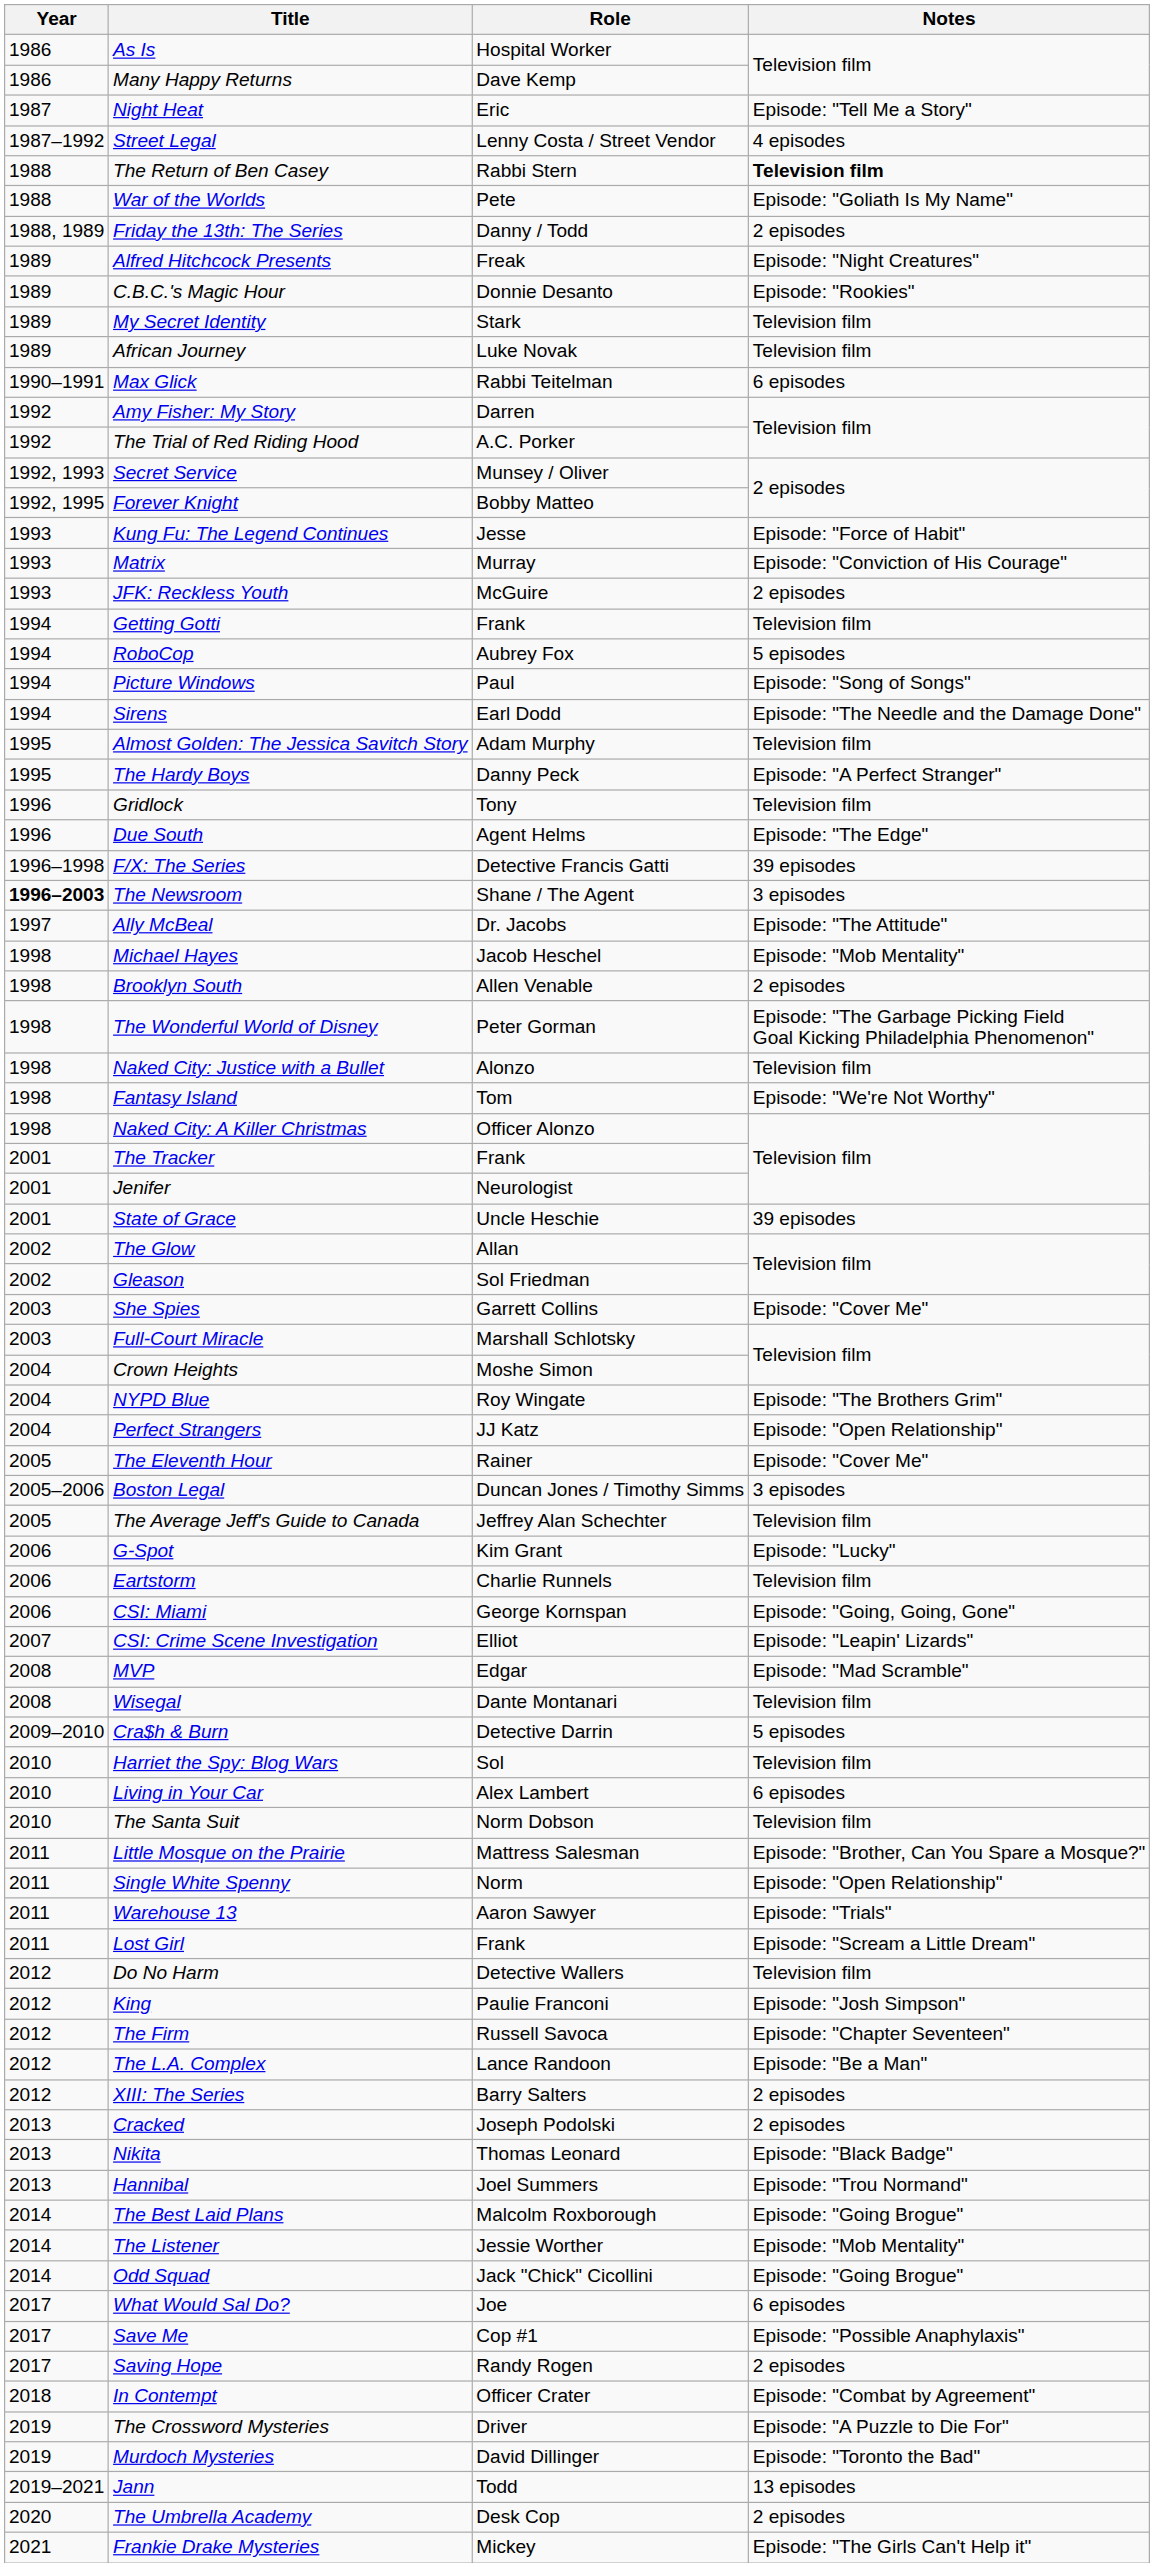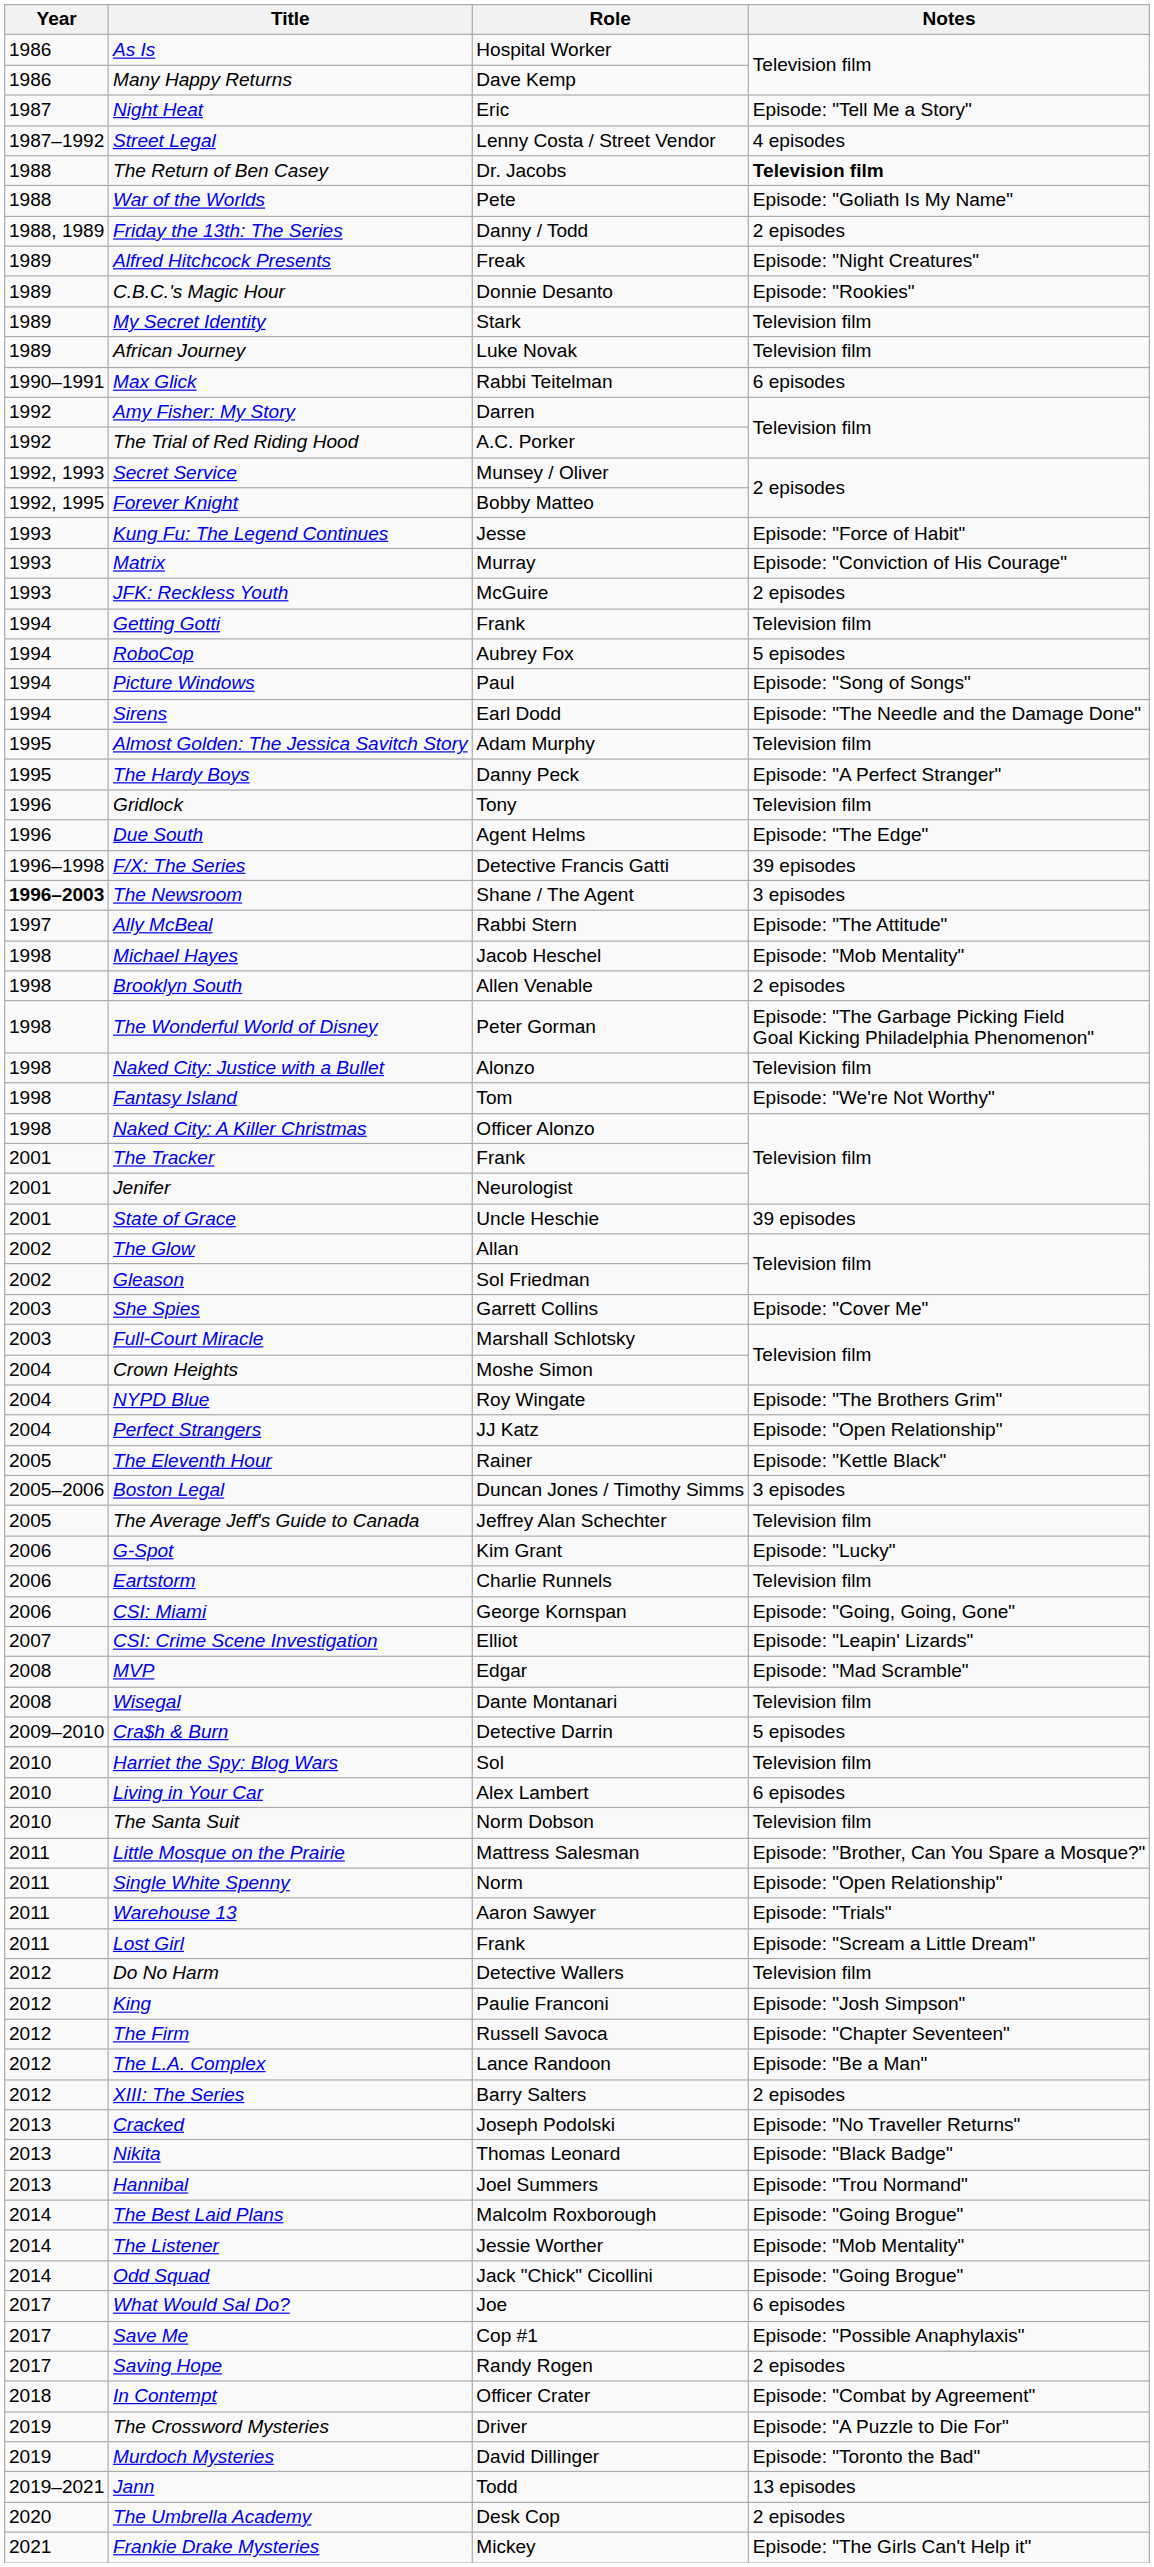(527, 170) Rabbi Stern -> (521, 170) Dr. Jacobs
(521, 925) Dr. Jacobs -> (527, 925) Rabbi Stern
(841, 1460) Episode: "Cover Me" -> (850, 1460) Episode: "Kettle Black"
(799, 2124) 2 episodes -> (887, 2124) Episode: "No Traveller Returns"
